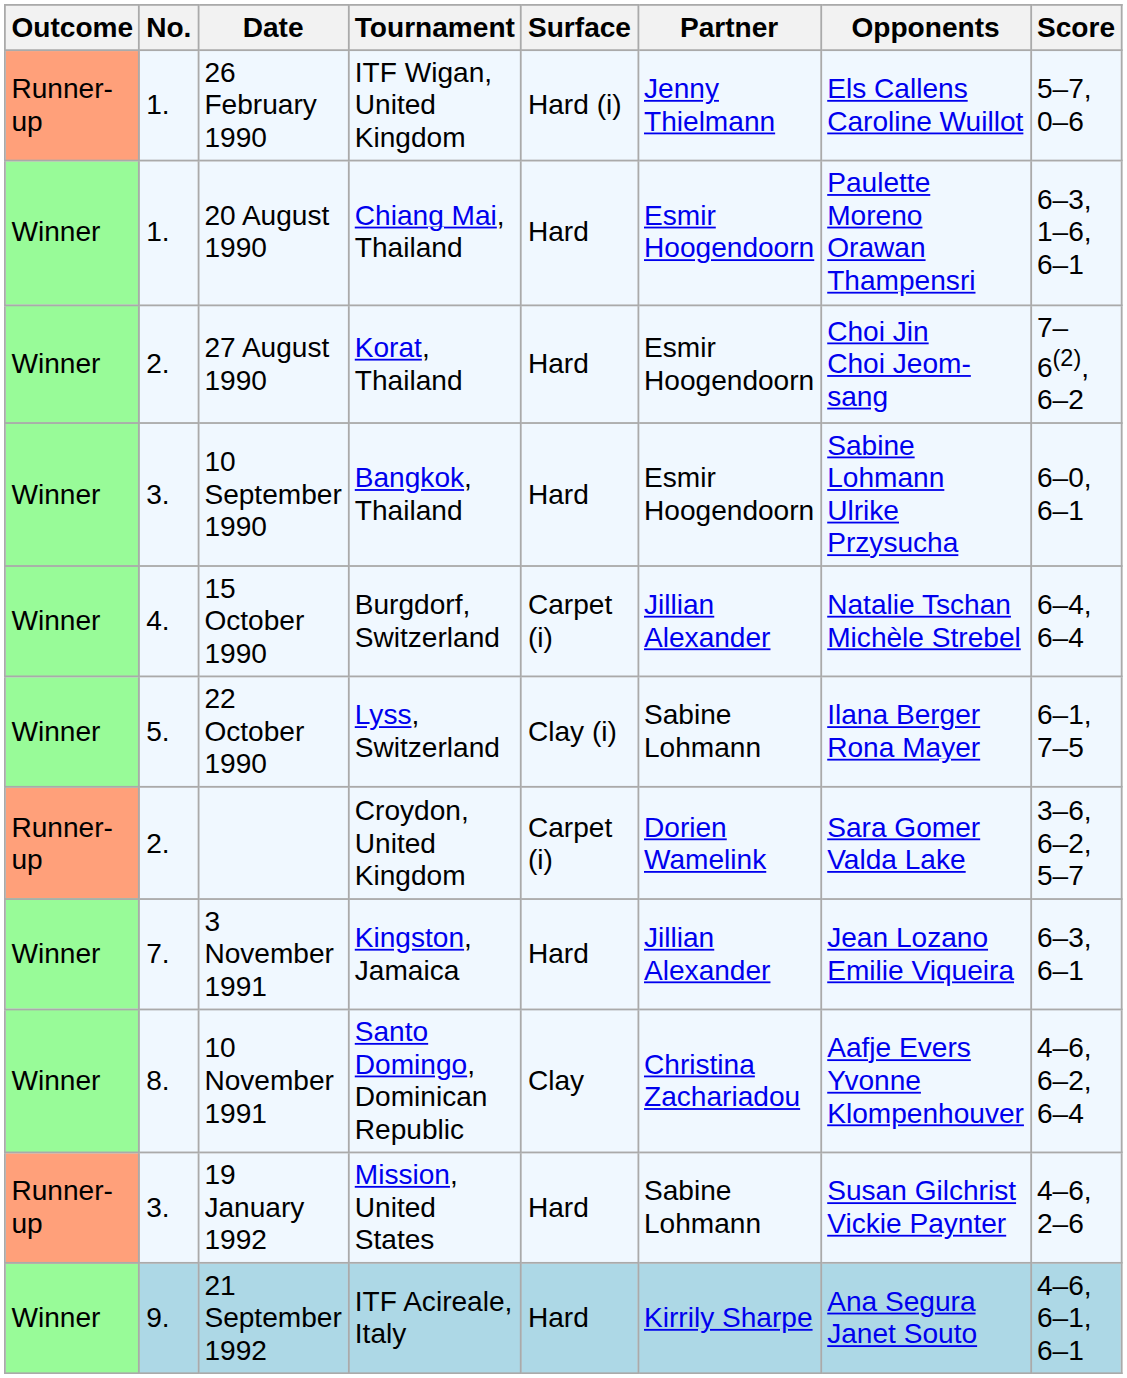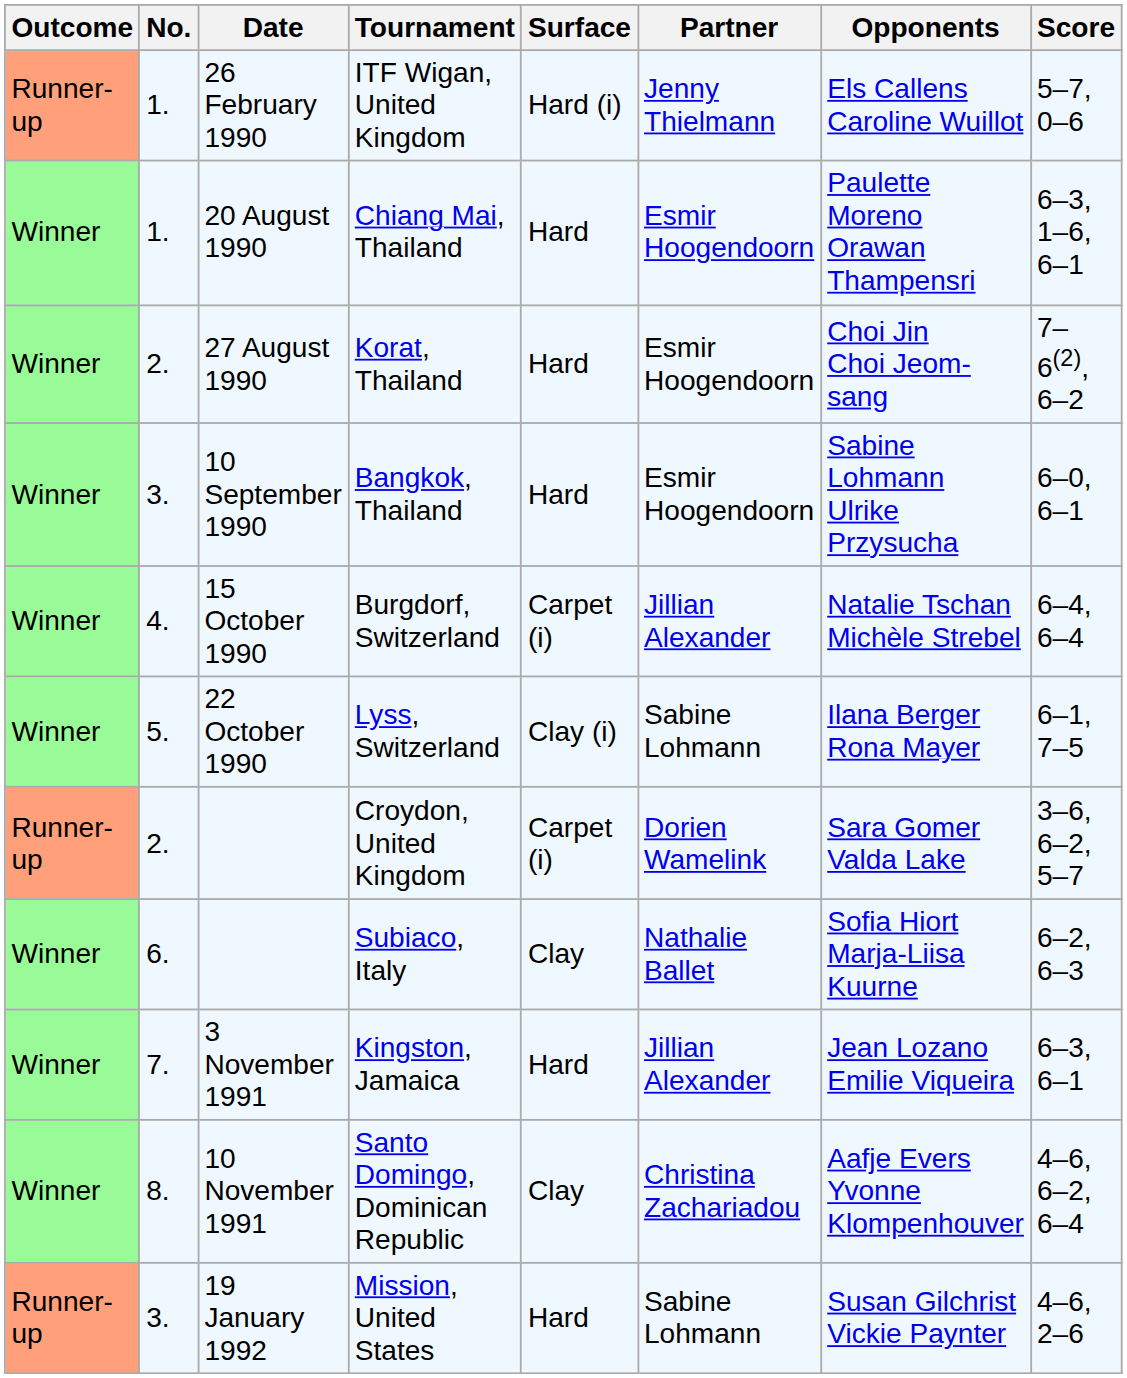+ row: (409, 952)
- row: (434, 1317)
